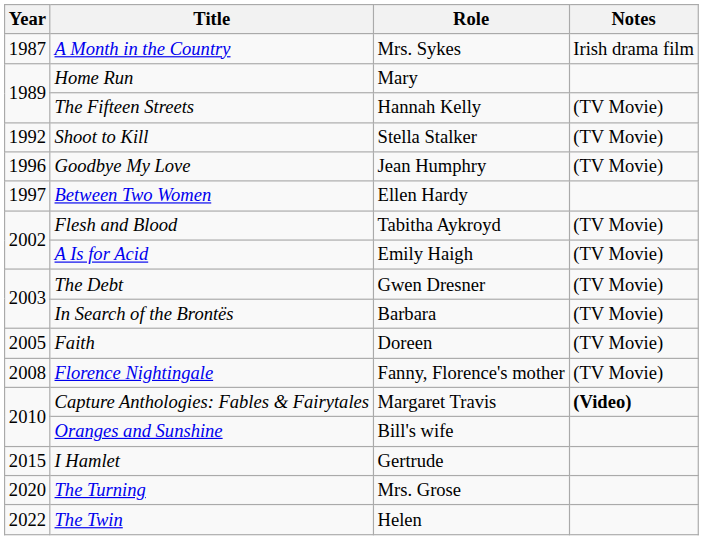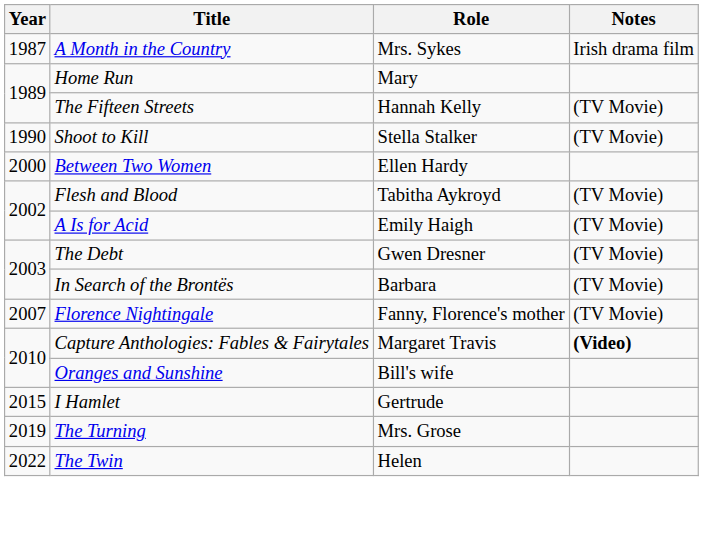(27, 136) 1992 -> (27, 136) 1990
- row: (123, 166)
(27, 195) 1997 -> (27, 166) 2000
- row: (75, 343)
(27, 372) 2008 -> (27, 313) 2007
(27, 490) 2020 -> (27, 431) 2019
